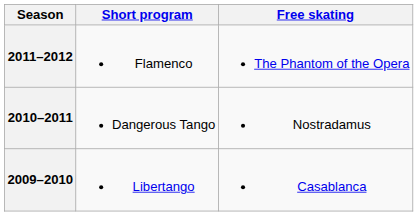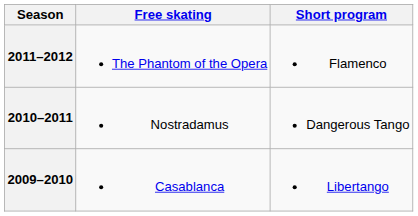columns swapped: (147, 14) <-> (315, 14)
